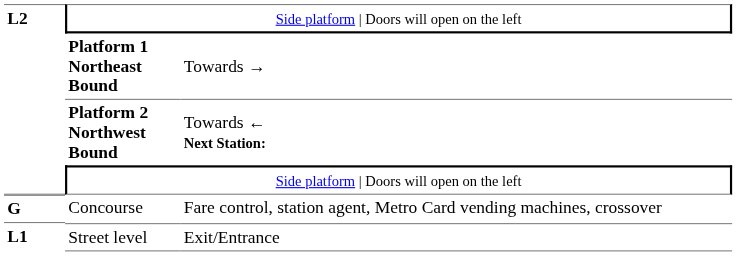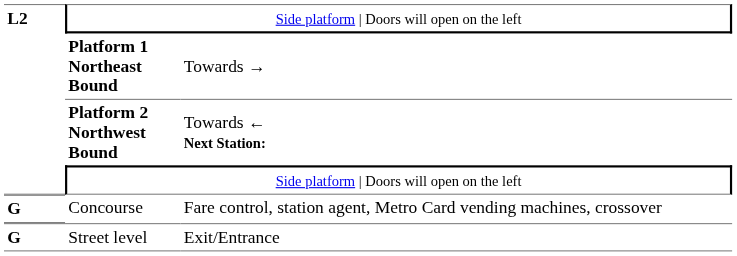(17, 236) L1 -> (14, 237) G
